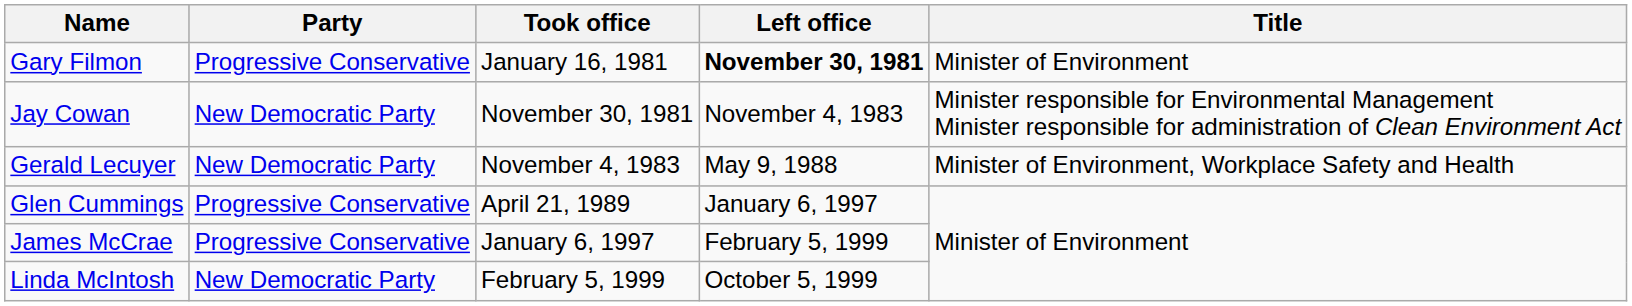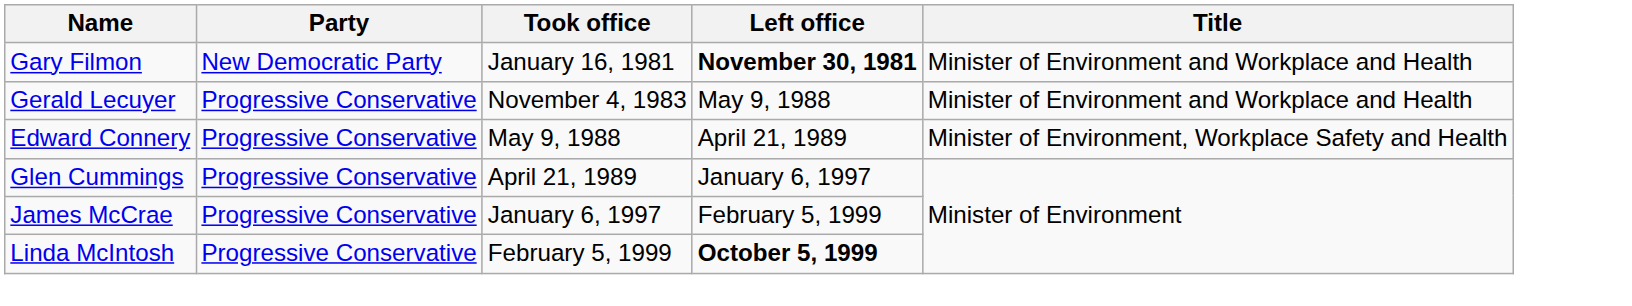(332, 61) Progressive Conservative -> (322, 61) New Democratic Party
(1061, 61) Minister of Environment -> (1200, 61) Minister of Environment and Workplace and Health
- row: (70, 113)
(315, 165) New Democratic Party -> (339, 100) Progressive Conservative
(1224, 165) Minister of Environment, Workplace Safety and Health -> (1200, 100) Minister of Environment and Workplace and Health
+ row: (100, 138)
(315, 280) New Democratic Party -> (339, 253) Progressive Conservative
(791, 280) normal -> (788, 253) bold
